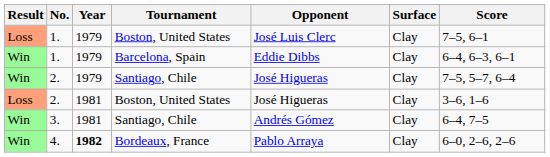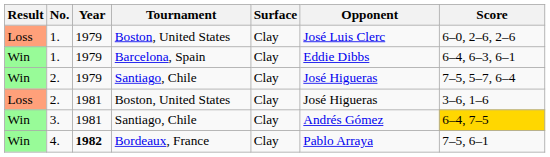columns swapped: (414, 15) <-> (320, 15)
(465, 36) 7–5, 6–1 -> (479, 36) 6–0, 2–6, 2–6
(465, 120) no background -> (465, 120) gold background
(479, 141) 6–0, 2–6, 2–6 -> (465, 141) 7–5, 6–1
